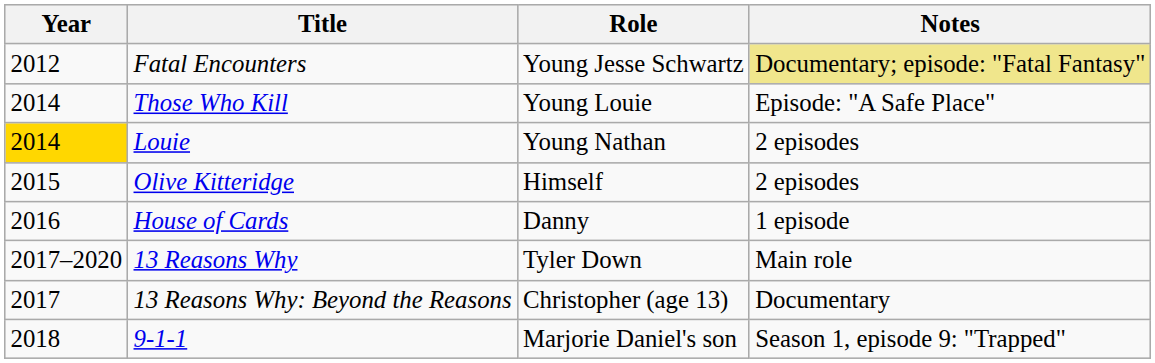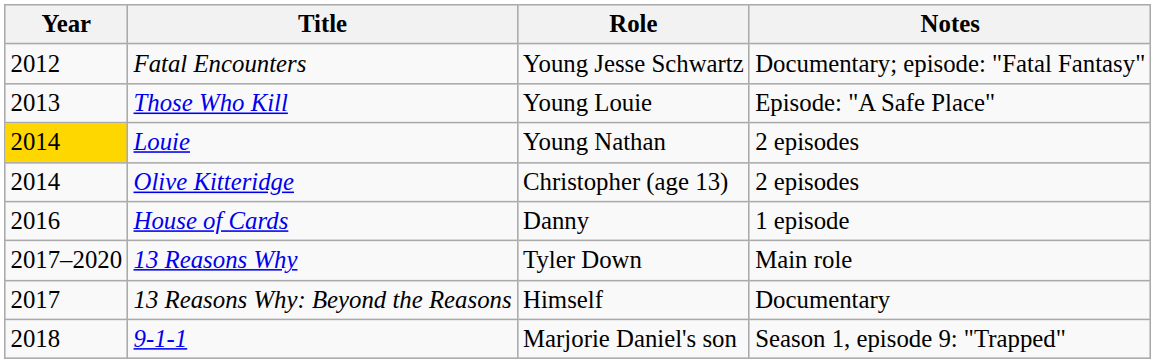(950, 63) khaki background -> (950, 63) no background
(35, 102) 2014 -> (35, 102) 2013
(35, 181) 2015 -> (35, 181) 2014
(563, 181) Himself -> (626, 181) Christopher (age 13)
(626, 299) Christopher (age 13) -> (563, 299) Himself
